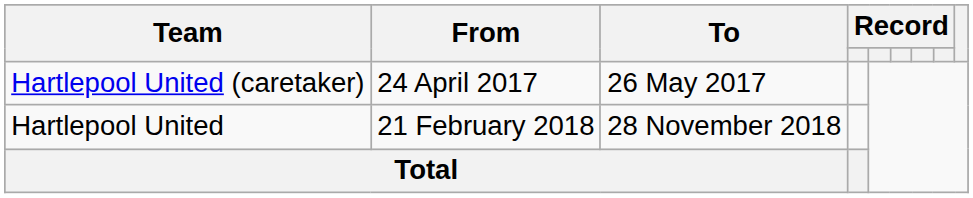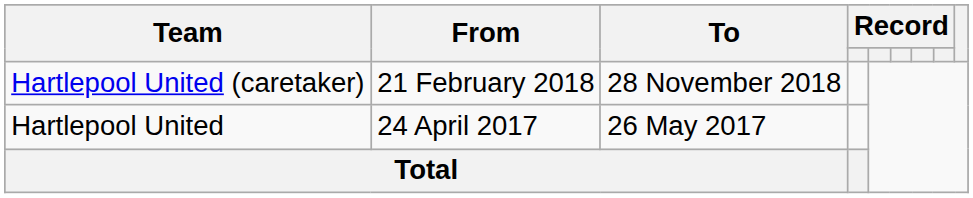(458, 82) 24 April 2017 -> (486, 82) 21 February 2018
(687, 82) 26 May 2017 -> (724, 82) 28 November 2018
(486, 126) 21 February 2018 -> (458, 126) 24 April 2017
(724, 126) 28 November 2018 -> (687, 126) 26 May 2017
